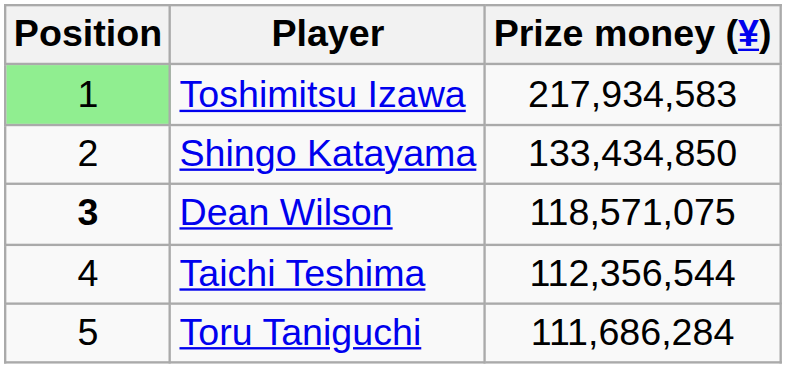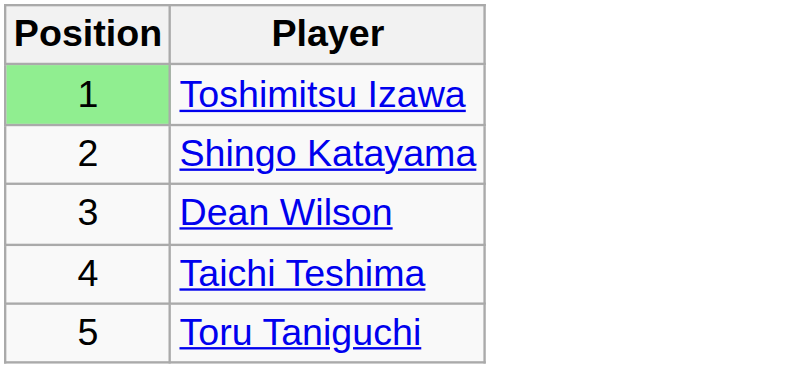- column: (633, 34)
(88, 213) bold -> (88, 213) normal
